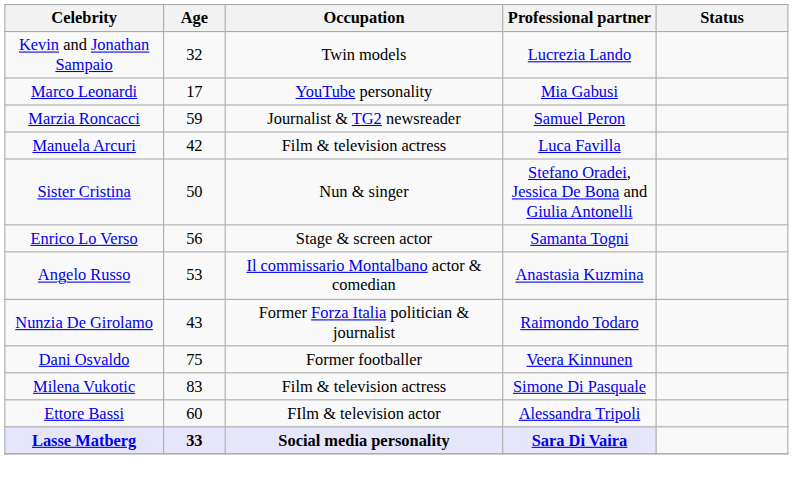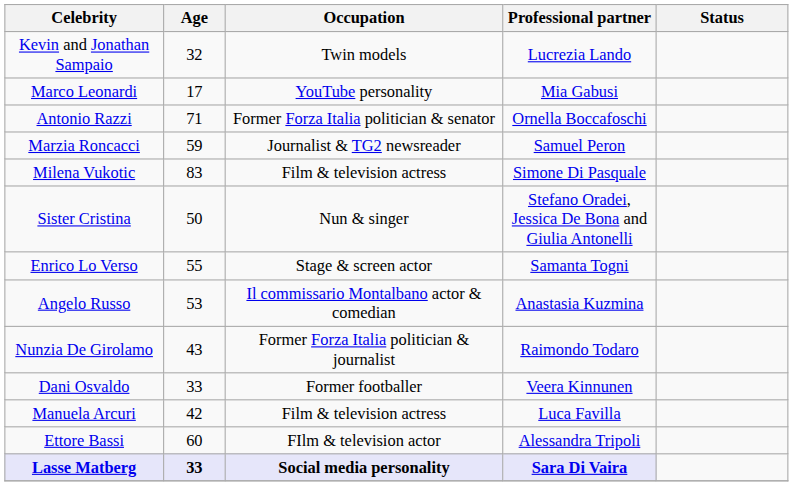+ row: (84, 118)
rows swapped: (84, 145) <-> (84, 385)
(194, 238) 56 -> (194, 265) 55
(194, 358) 75 -> (194, 385) 33
